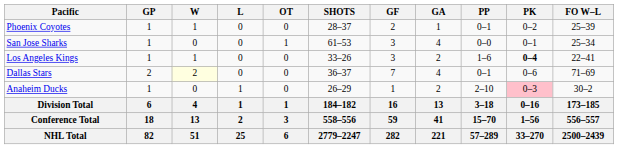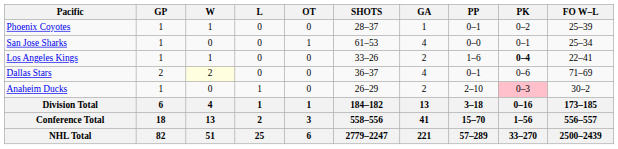- column: (393, 11)
